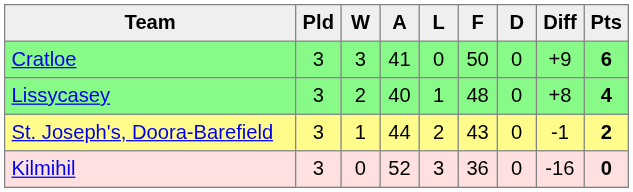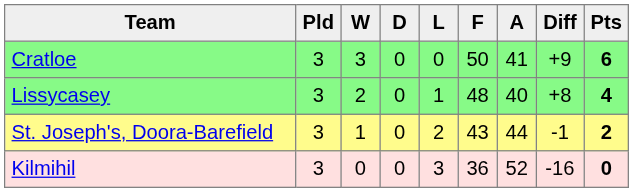columns swapped: (517, 22) <-> (400, 22)
